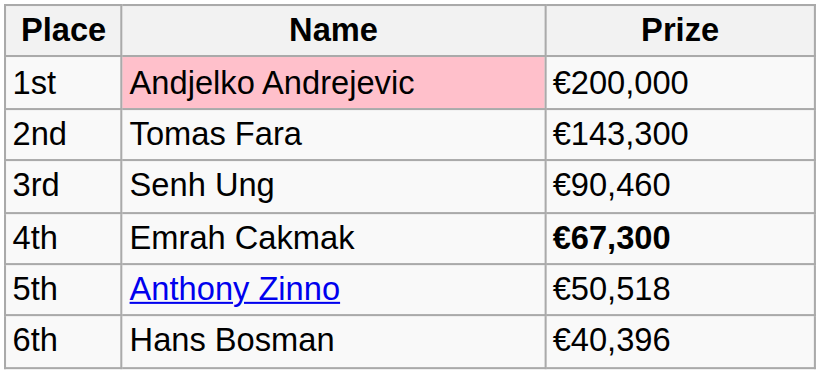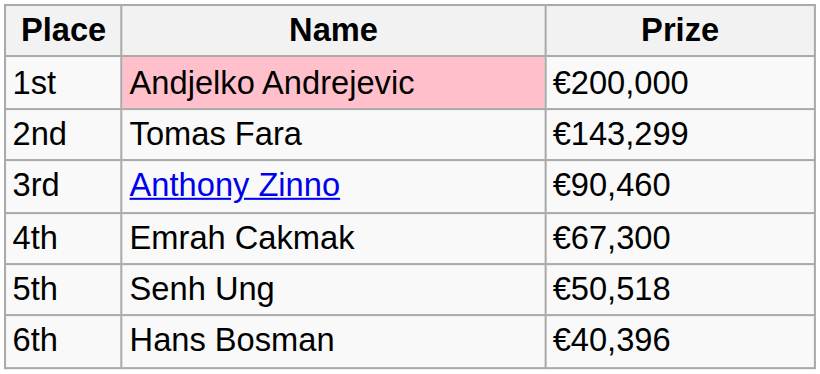(621, 133) €143,300 -> (621, 133) €143,299
(202, 185) Senh Ung -> (235, 185) Anthony Zinno
(612, 237) bold -> (612, 237) normal
(235, 289) Anthony Zinno -> (202, 289) Senh Ung
